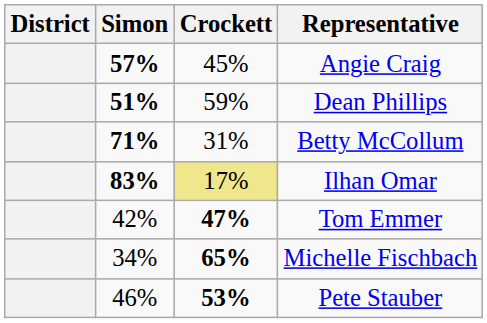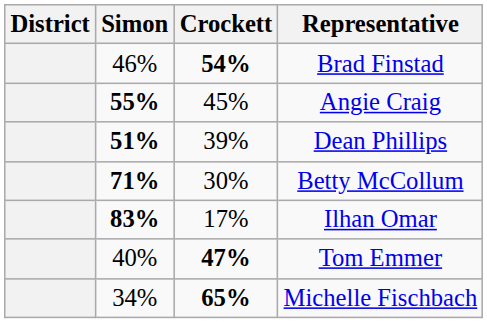+ row: (380, 63)
(135, 63) 57% -> (135, 102) 55%
(226, 102) 59% -> (226, 141) 39%
(226, 141) 31% -> (226, 180) 30%
(226, 180) khaki background -> (226, 219) no background
(135, 219) 42% -> (135, 258) 40%
- row: (380, 297)
